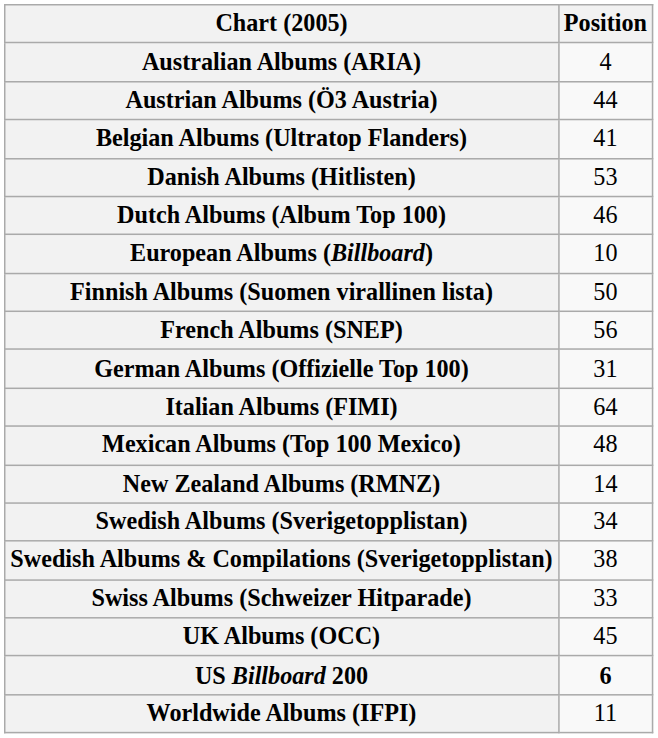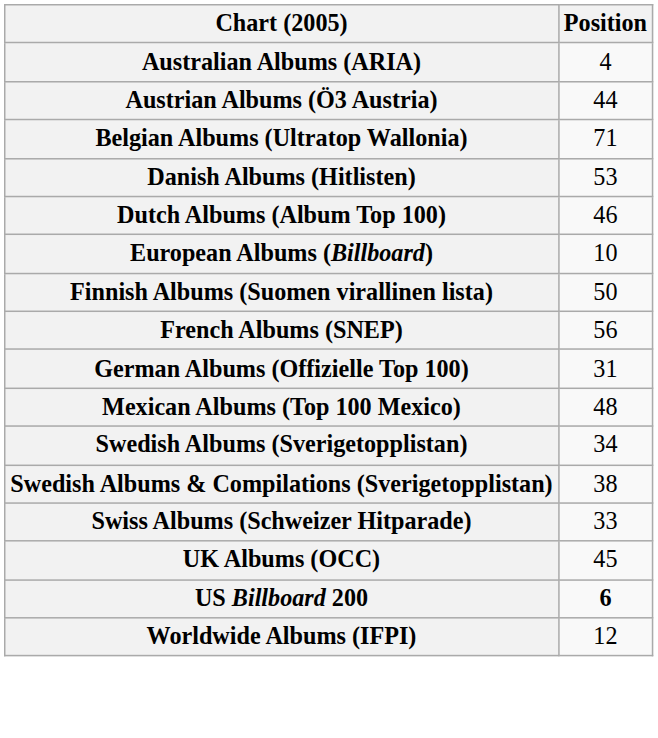- row: (281, 138)
+ row: (281, 138)
- row: (281, 406)
- row: (281, 483)
(605, 713) 11 -> (605, 636) 12
